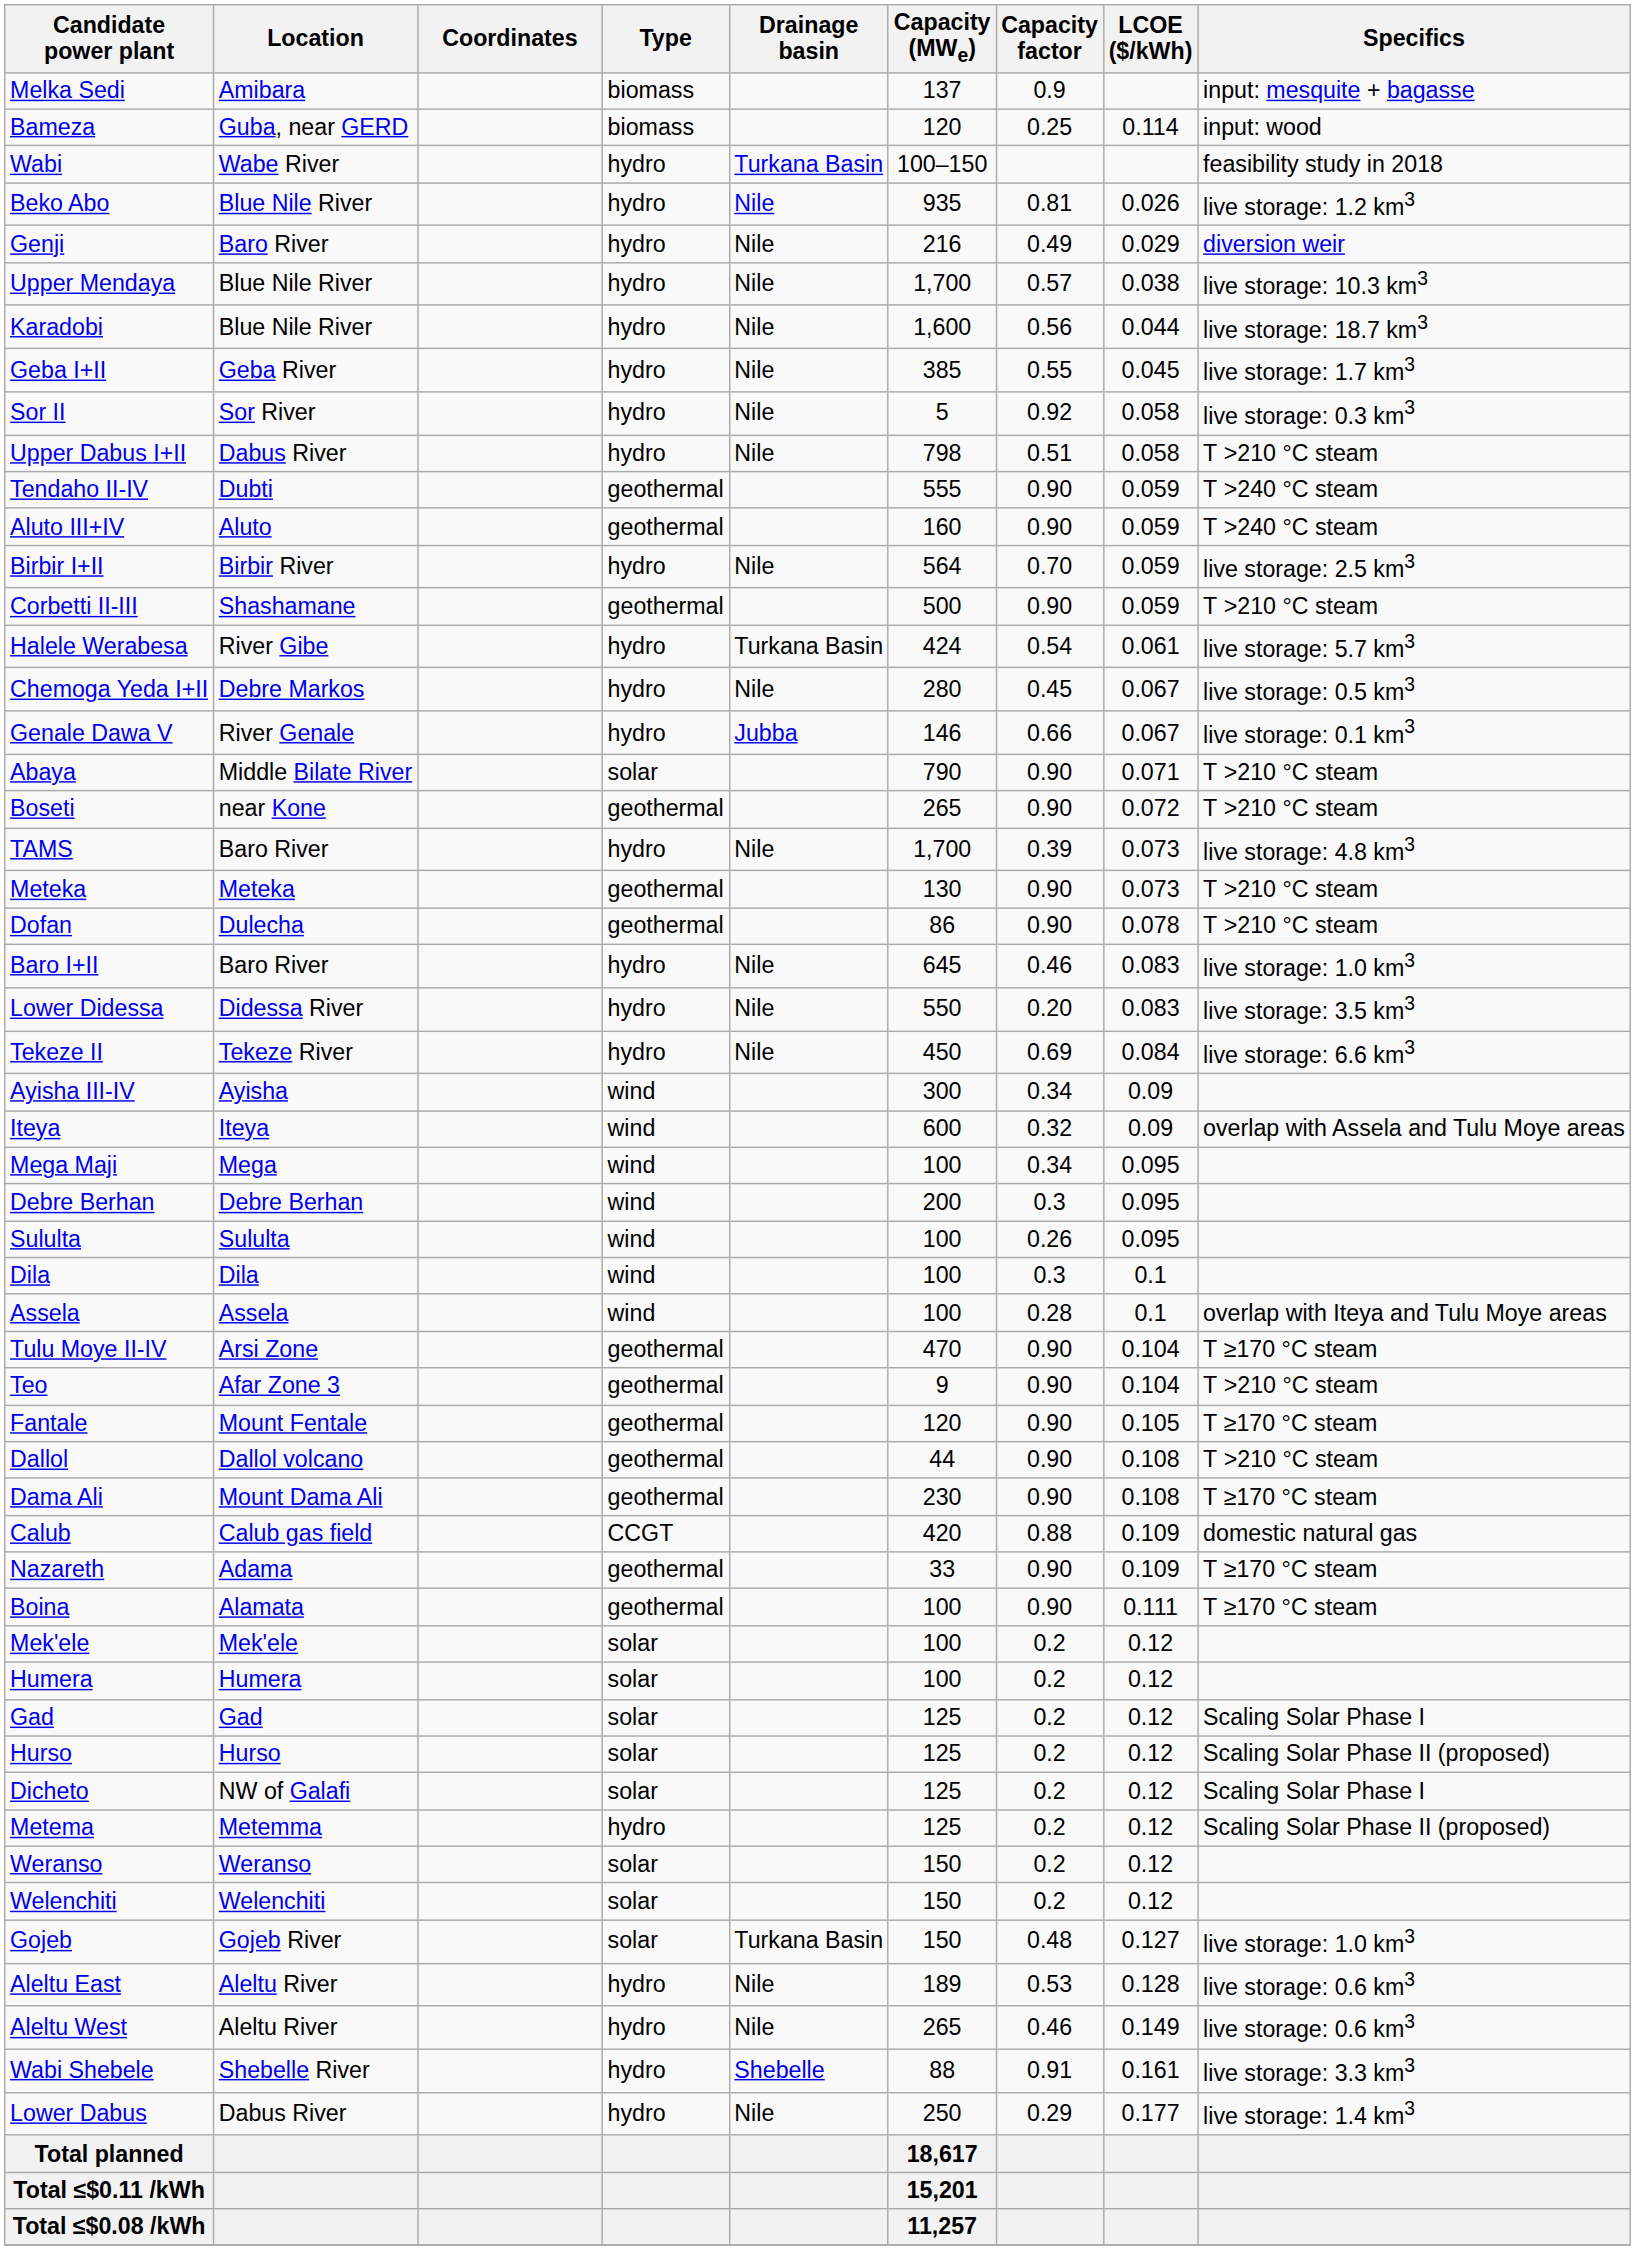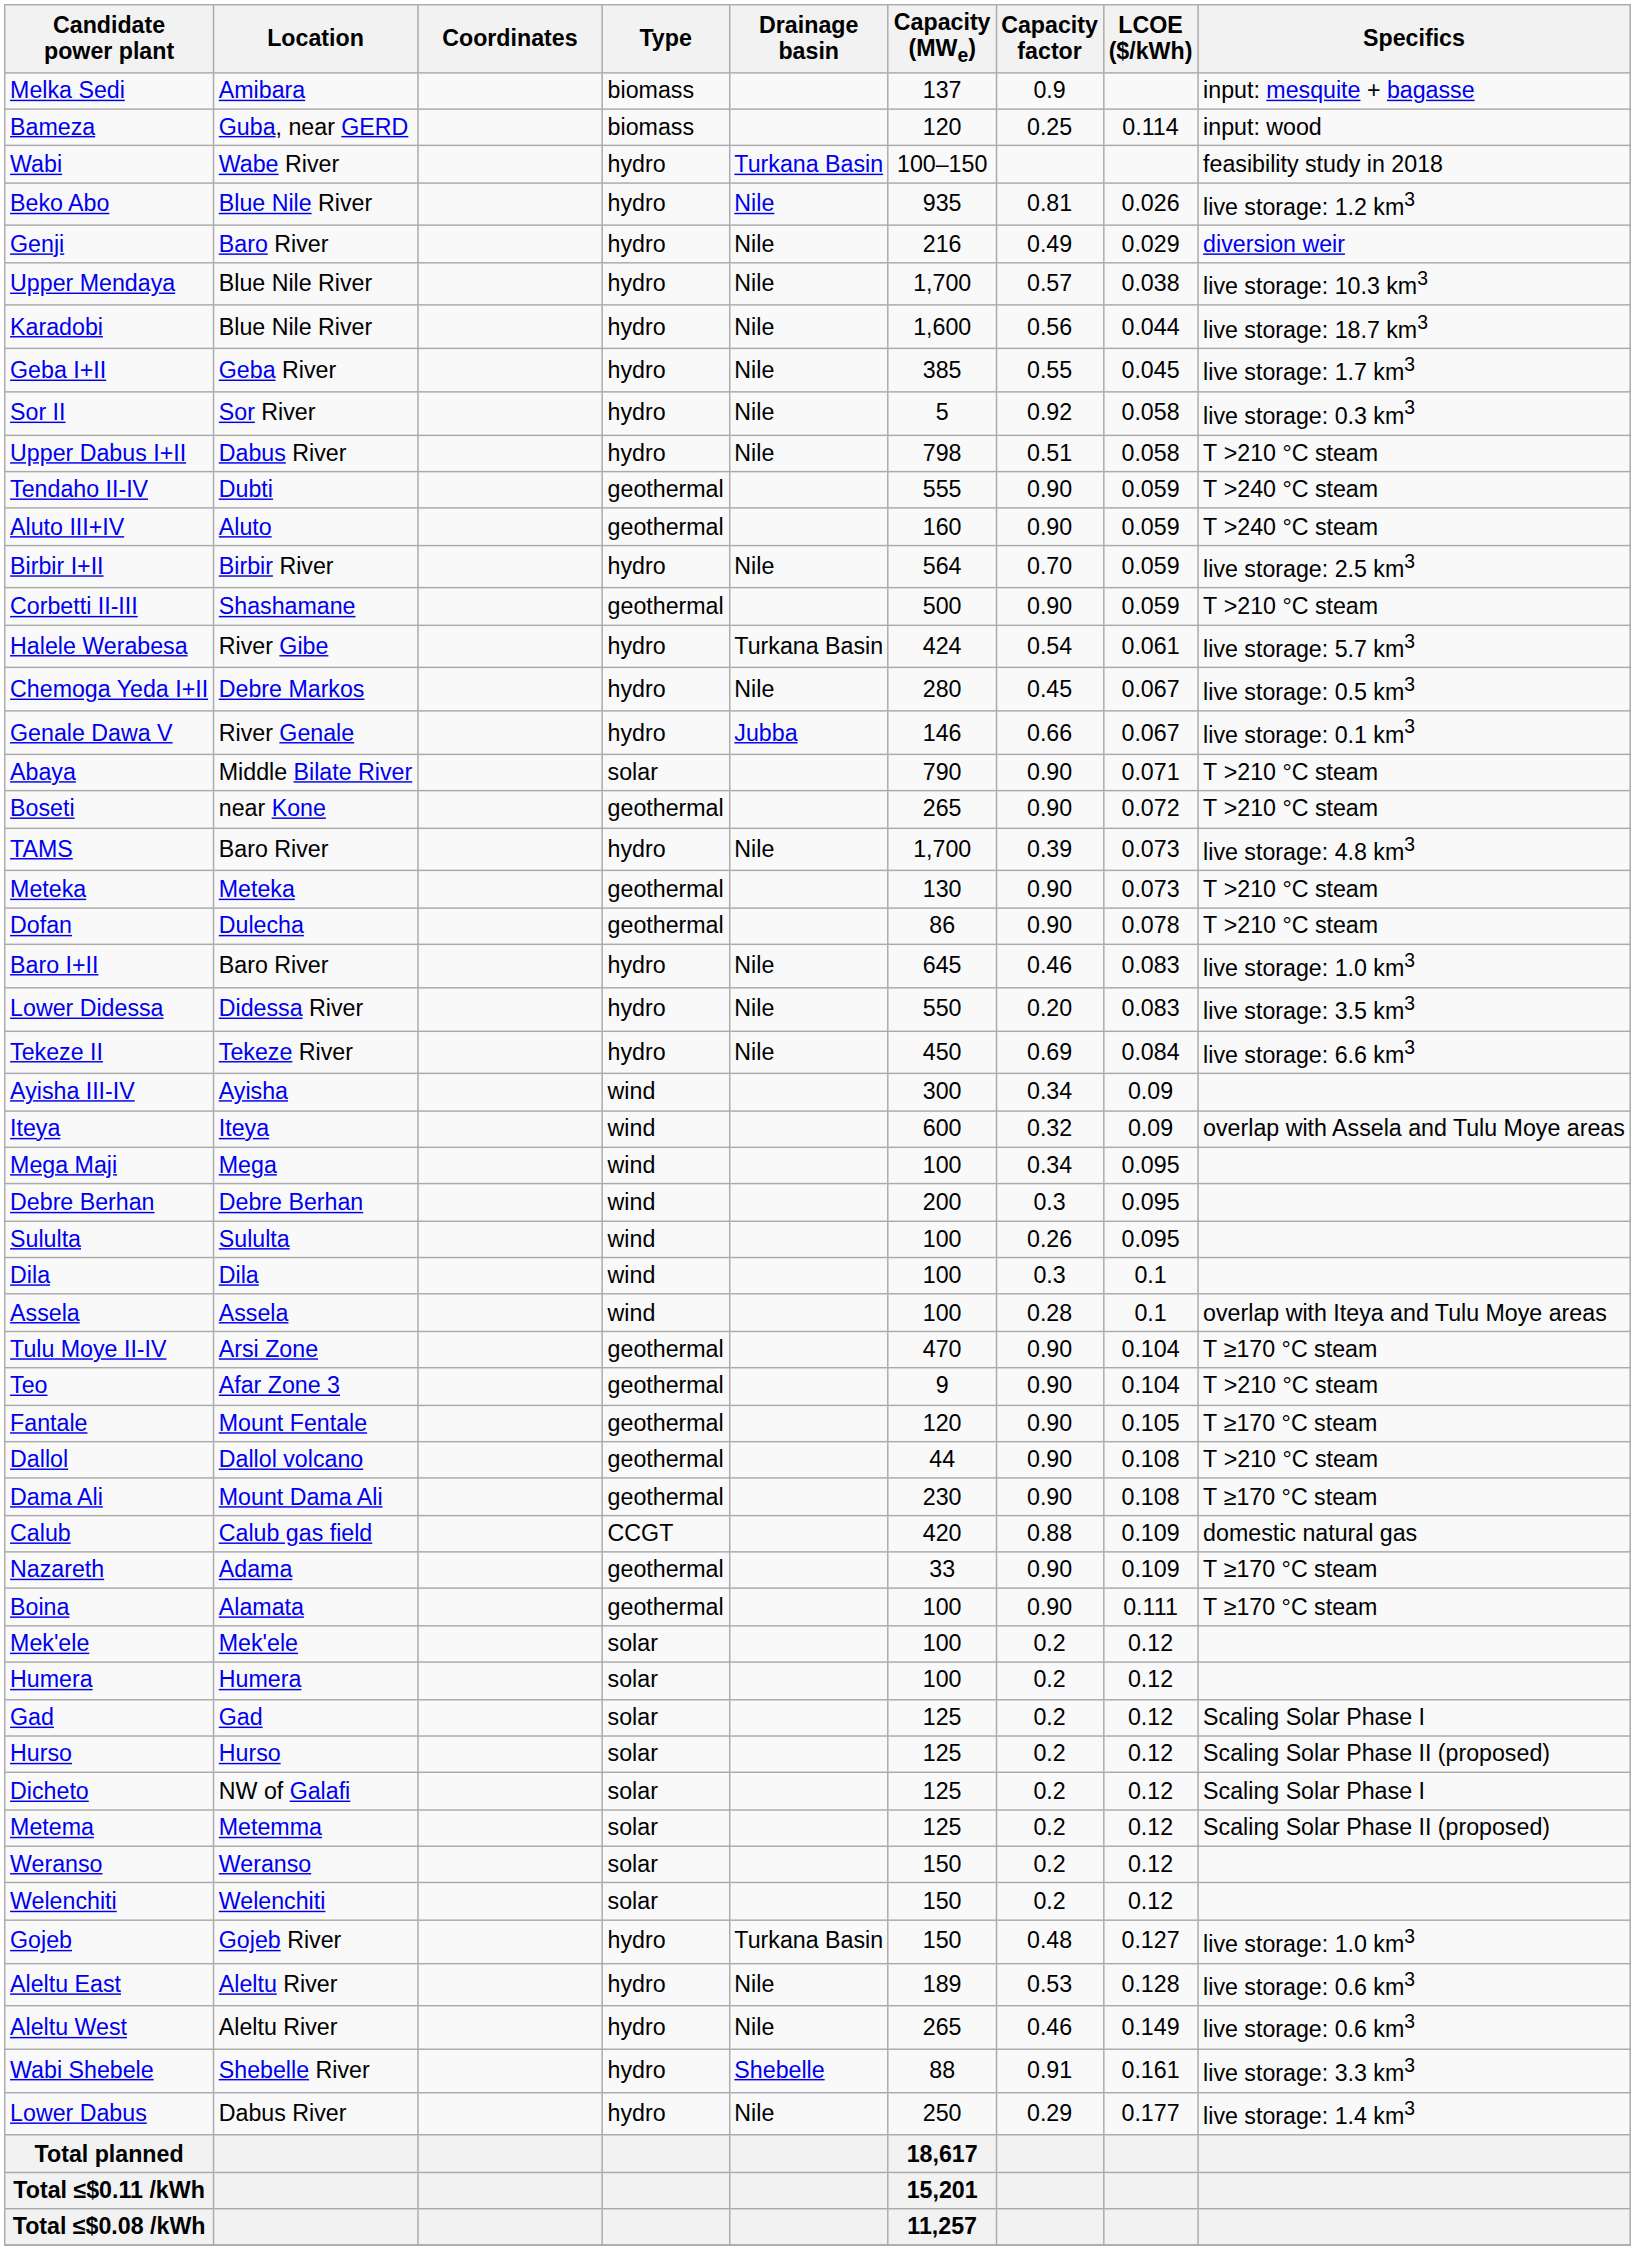(637, 1827) hydro -> (633, 1827) solar
(633, 1941) solar -> (637, 1941) hydro
